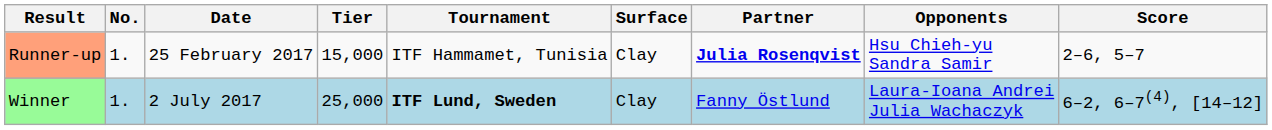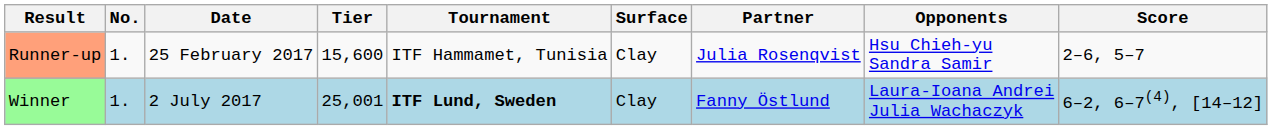(352, 55) 15,000 -> (352, 55) 15,600
(778, 55) bold -> (778, 55) normal
(352, 101) 25,000 -> (352, 101) 25,001
